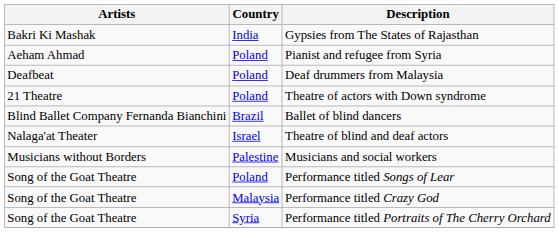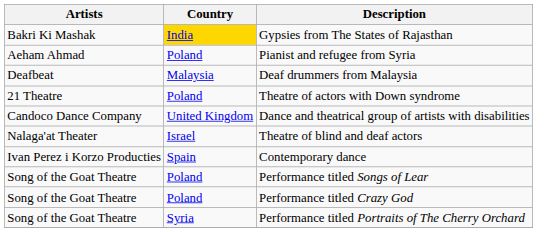(245, 34) no background -> (180, 34) gold background
(250, 75) Poland -> (190, 75) Malaysia
- row: (343, 116)
+ row: (394, 116)
- row: (361, 156)
+ row: (313, 156)
(256, 197) Malaysia -> (185, 197) Poland
